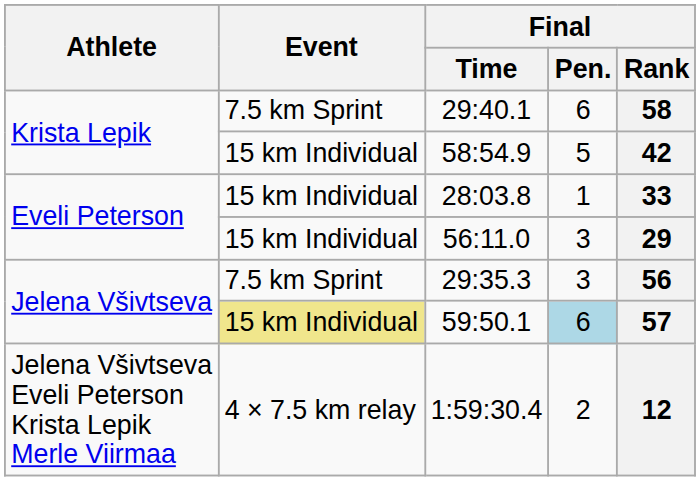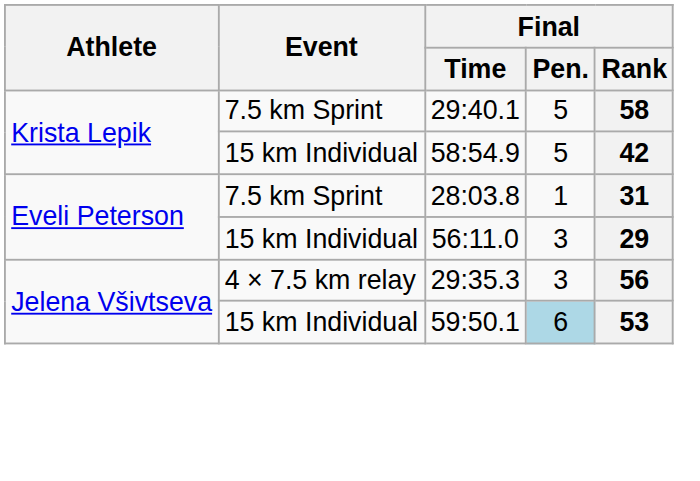(583, 111) 6 -> (561, 111) 5
(321, 196) 15 km Individual -> (303, 196) 7.5 km Sprint
(657, 196) 33 -> (634, 196) 31
(303, 280) 7.5 km Sprint -> (320, 280) 4 × 7.5 km relay
(321, 323) khaki background -> (321, 323) no background
(657, 323) 57 -> (634, 323) 53
- row: (486, 410)
